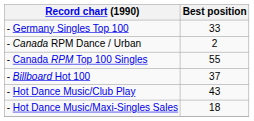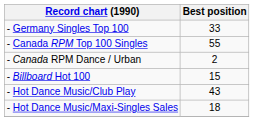rows swapped: (77, 60) <-> (74, 44)
(215, 76) 37 -> (215, 76) 15
